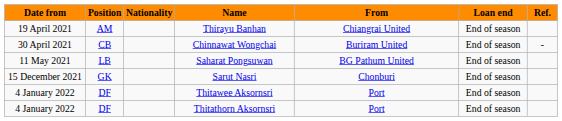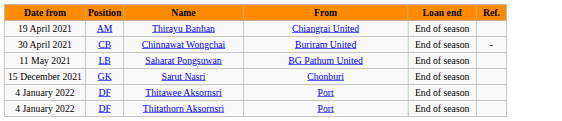- column: (149, 12)
